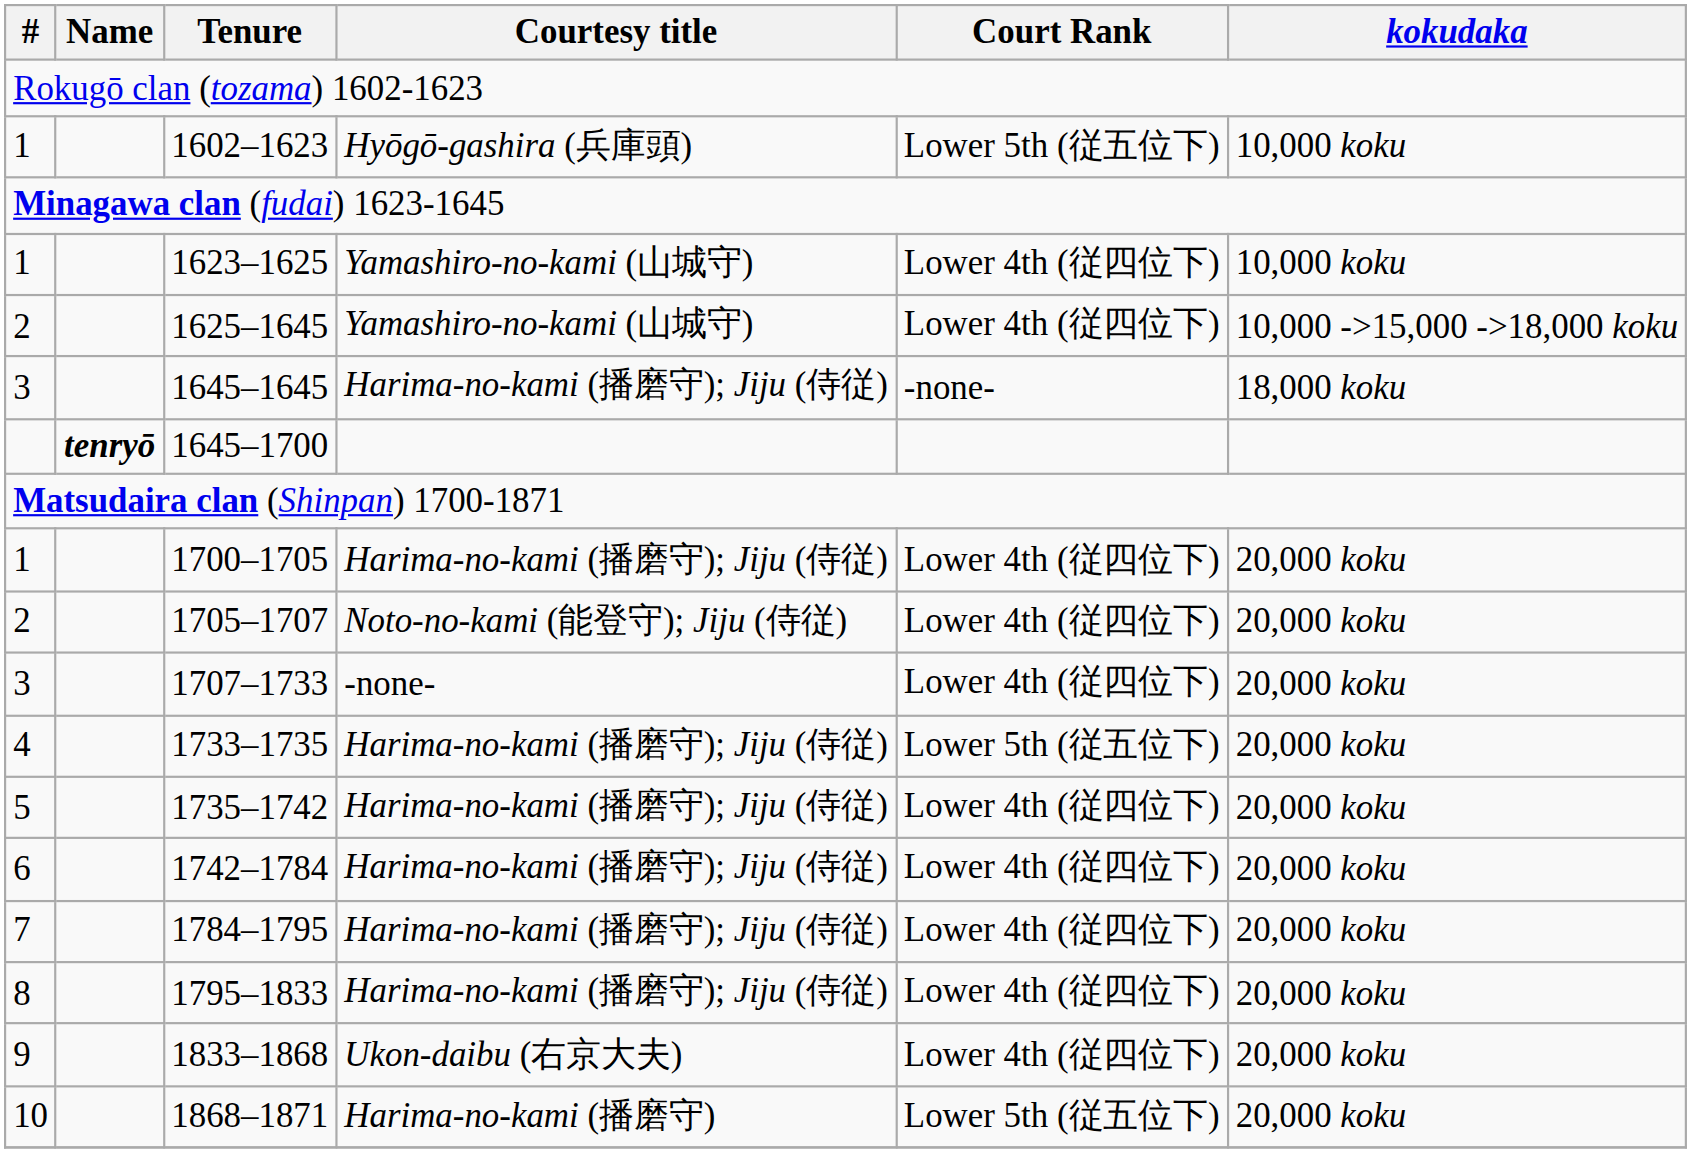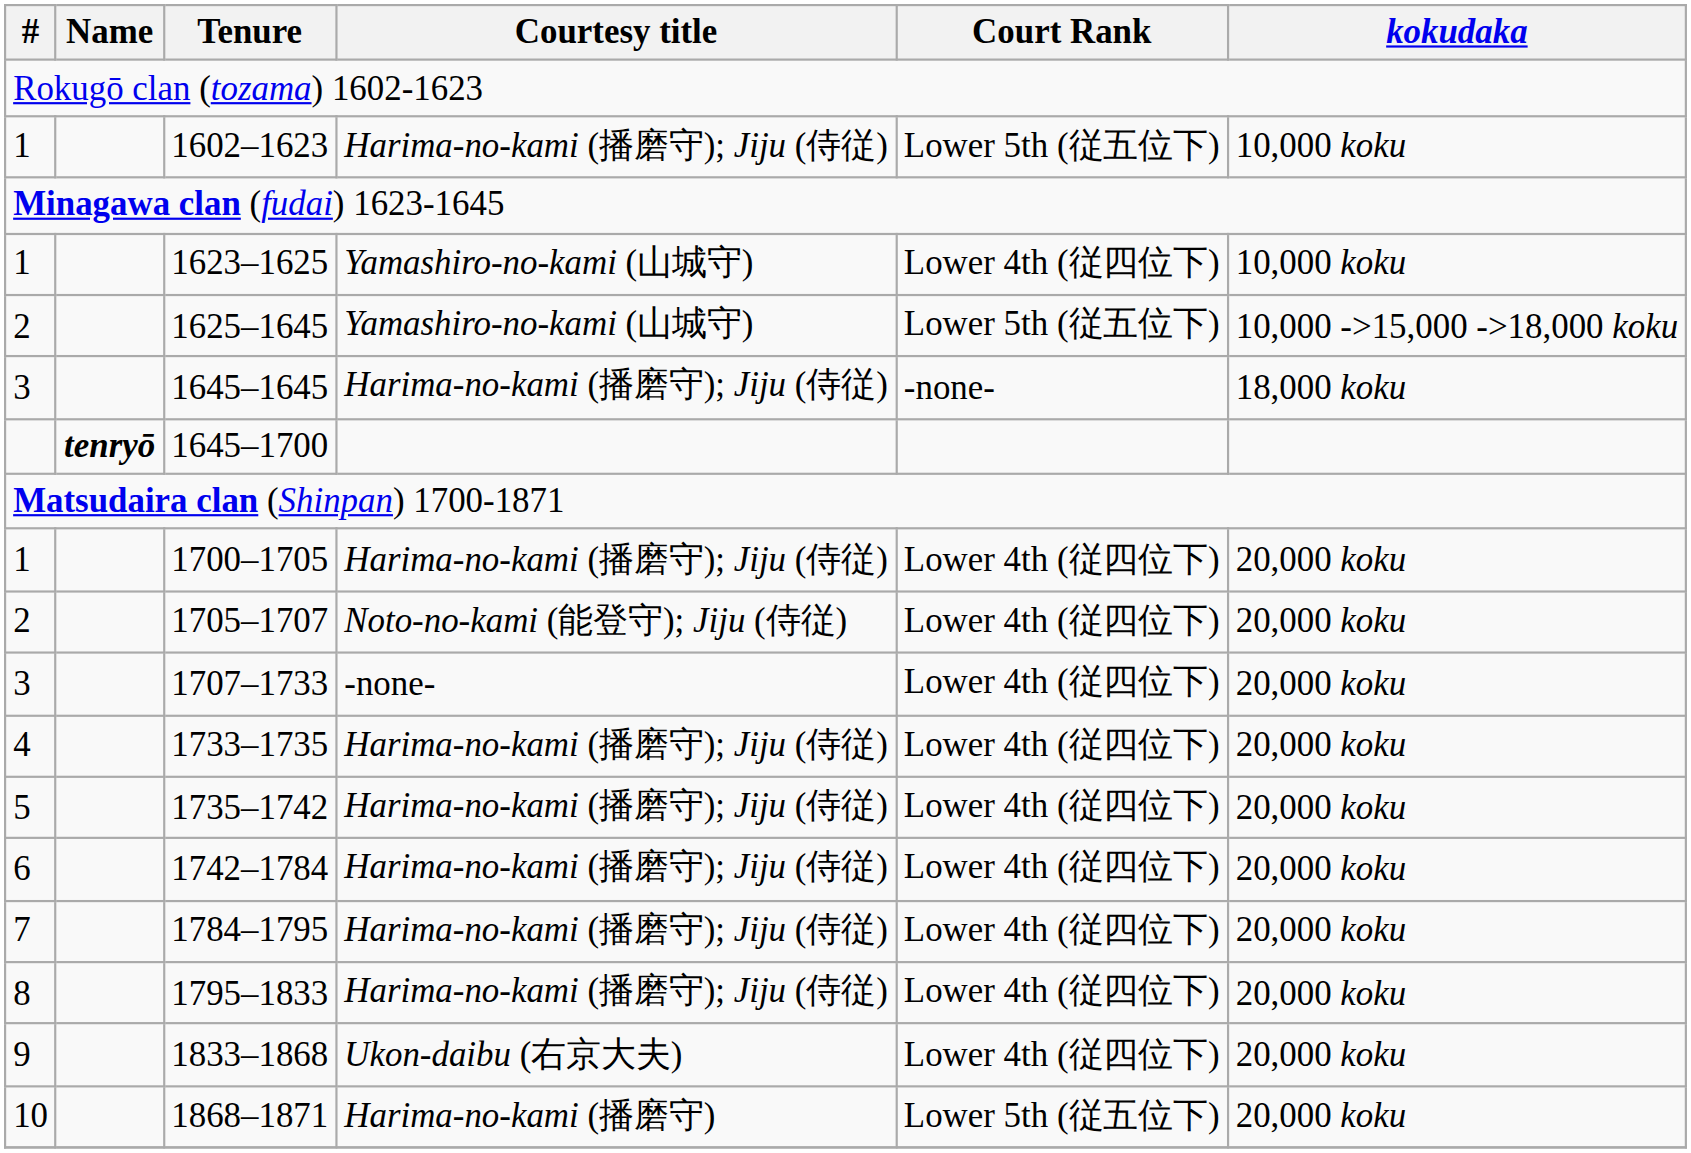(518, 144) Hyōgō-gashira (兵庫頭) -> (616, 144) Harima-no-kami (播磨守); Jiju (侍従)
(1062, 324) Lower 4th (従四位下) -> (1062, 324) Lower 5th (従五位下)
(1062, 743) Lower 5th (従五位下) -> (1062, 743) Lower 4th (従四位下)
